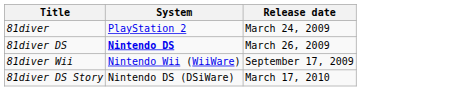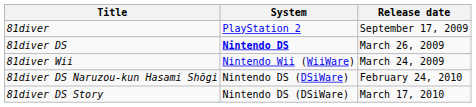(288, 29) March 24, 2009 -> (414, 29) September 17, 2009
(300, 61) September 17, 2009 -> (402, 61) March 24, 2009
+ row: (112, 78)
